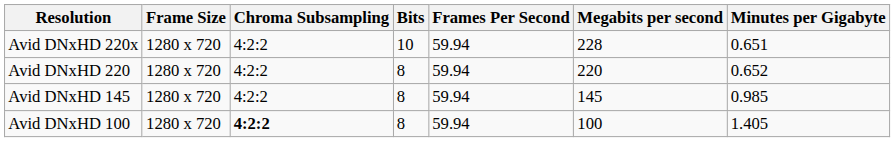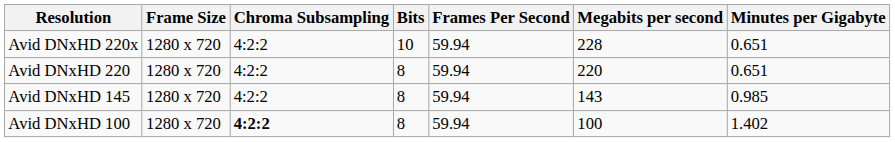(749, 70) 0.652 -> (749, 70) 0.651
(590, 96) 145 -> (590, 96) 143
(749, 123) 1.405 -> (749, 123) 1.402
